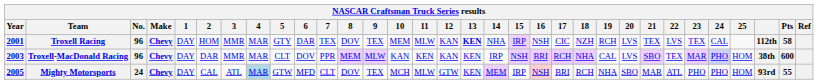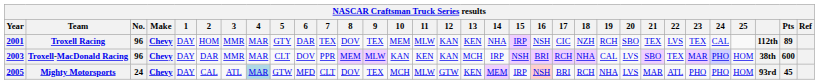(472, 41) bold -> (473, 41) normal
(630, 41) LVS -> (631, 41) SBO
(787, 41) 58 -> (788, 41) 89
(472, 56) KEN -> (473, 56) MCH
(630, 71) SBO -> (631, 71) LVS
(787, 71) 55 -> (788, 71) 45
